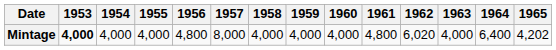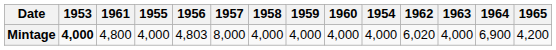columns swapped: (116, 14) <-> (381, 14)
(191, 34) 4,800 -> (191, 34) 4,803
(495, 34) 6,400 -> (495, 34) 6,900
(533, 34) 4,202 -> (533, 34) 4,200
